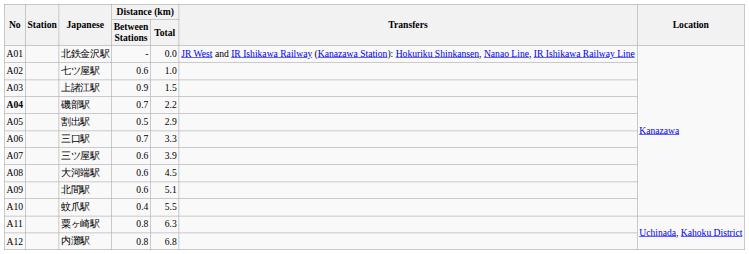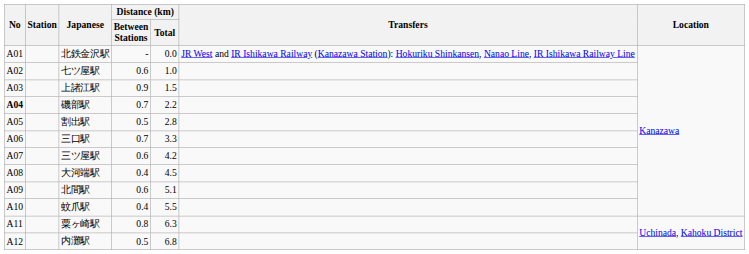(171, 122) 2.9 -> (171, 122) 2.8
(171, 156) 3.9 -> (171, 156) 4.2
(142, 173) 0.6 -> (142, 173) 0.4
(142, 241) 0.8 -> (142, 241) 0.5
